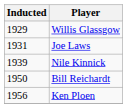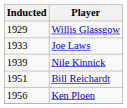(17, 46) 1931 -> (17, 46) 1933
(17, 79) 1950 -> (17, 79) 1951
